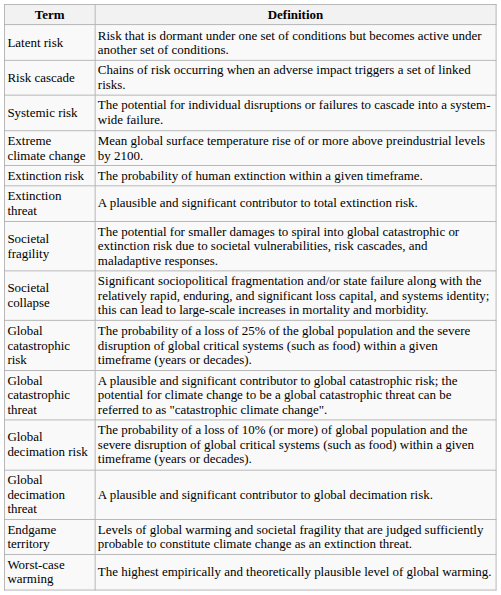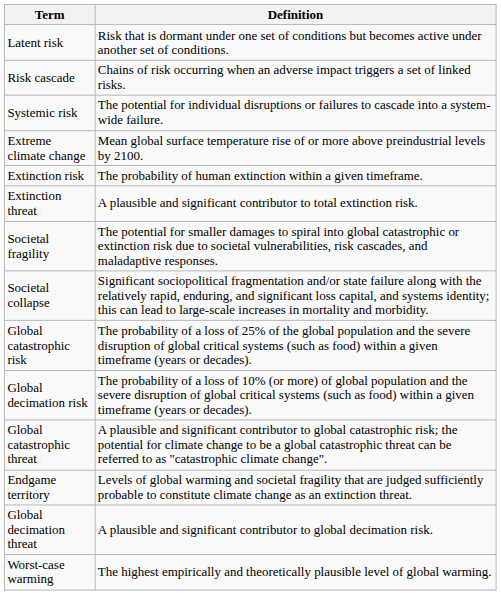rows swapped: (39, 395) <-> (48, 444)
rows swapped: (36, 494) <-> (32, 537)
